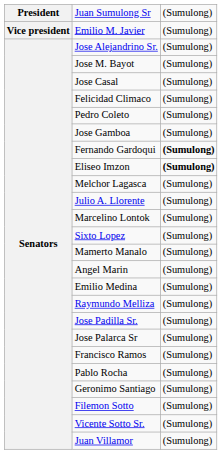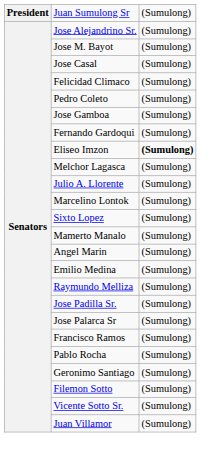- row: (110, 30)
(189, 150) bold -> (166, 133) normal
